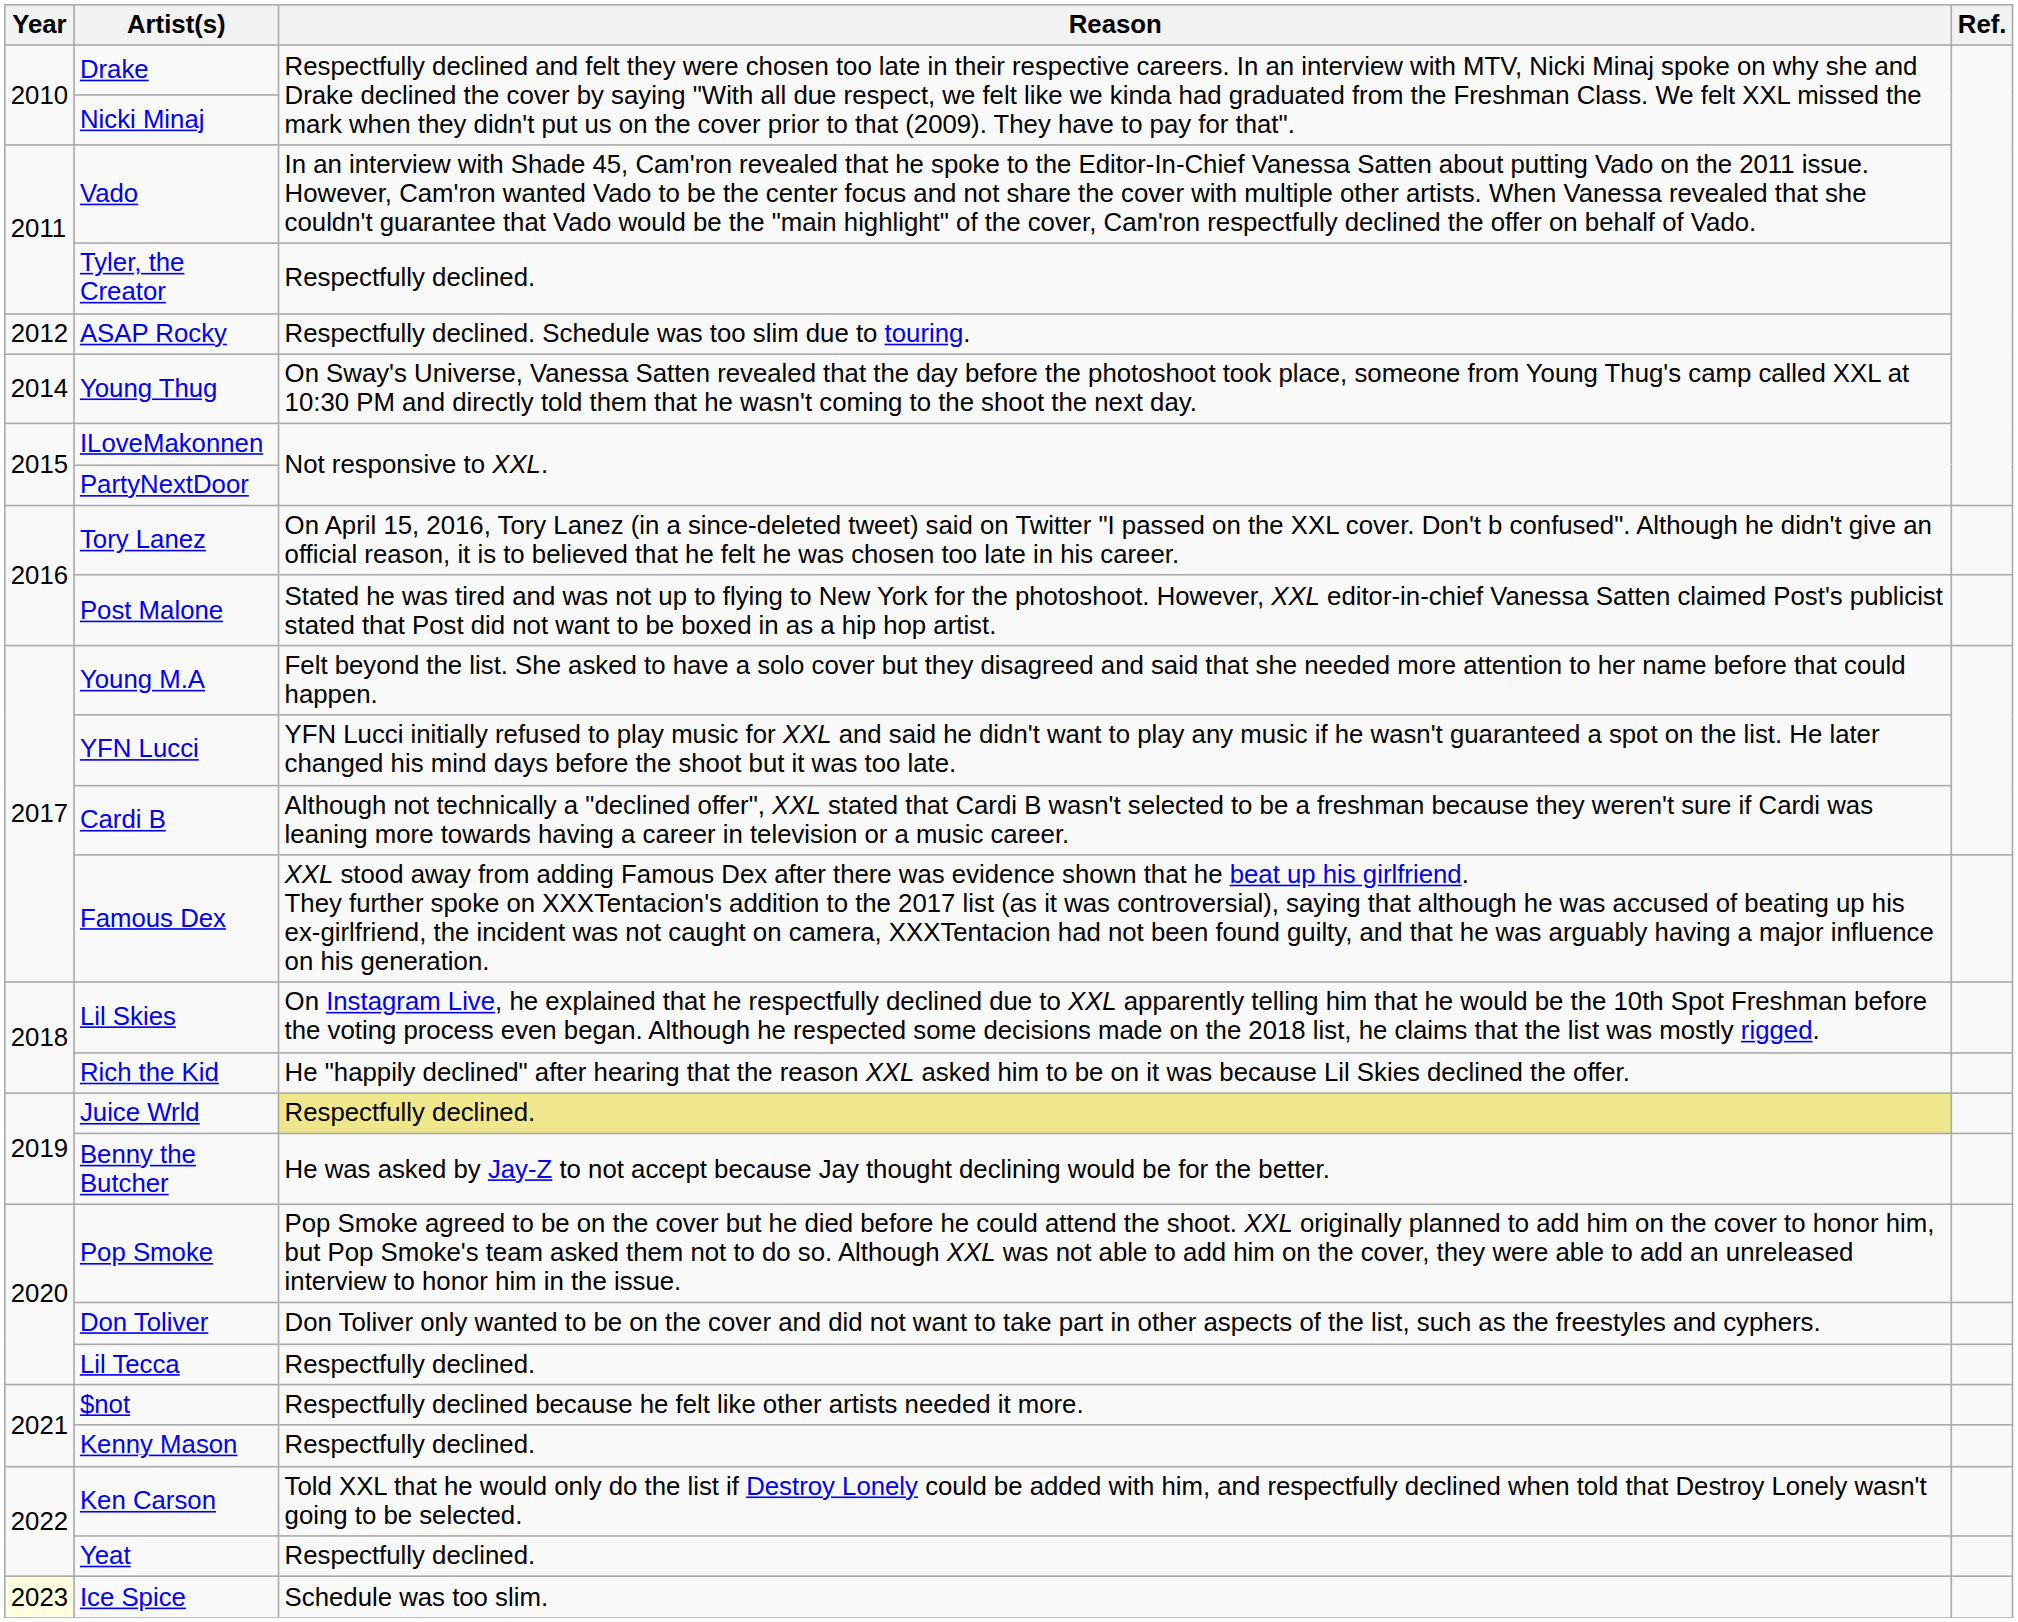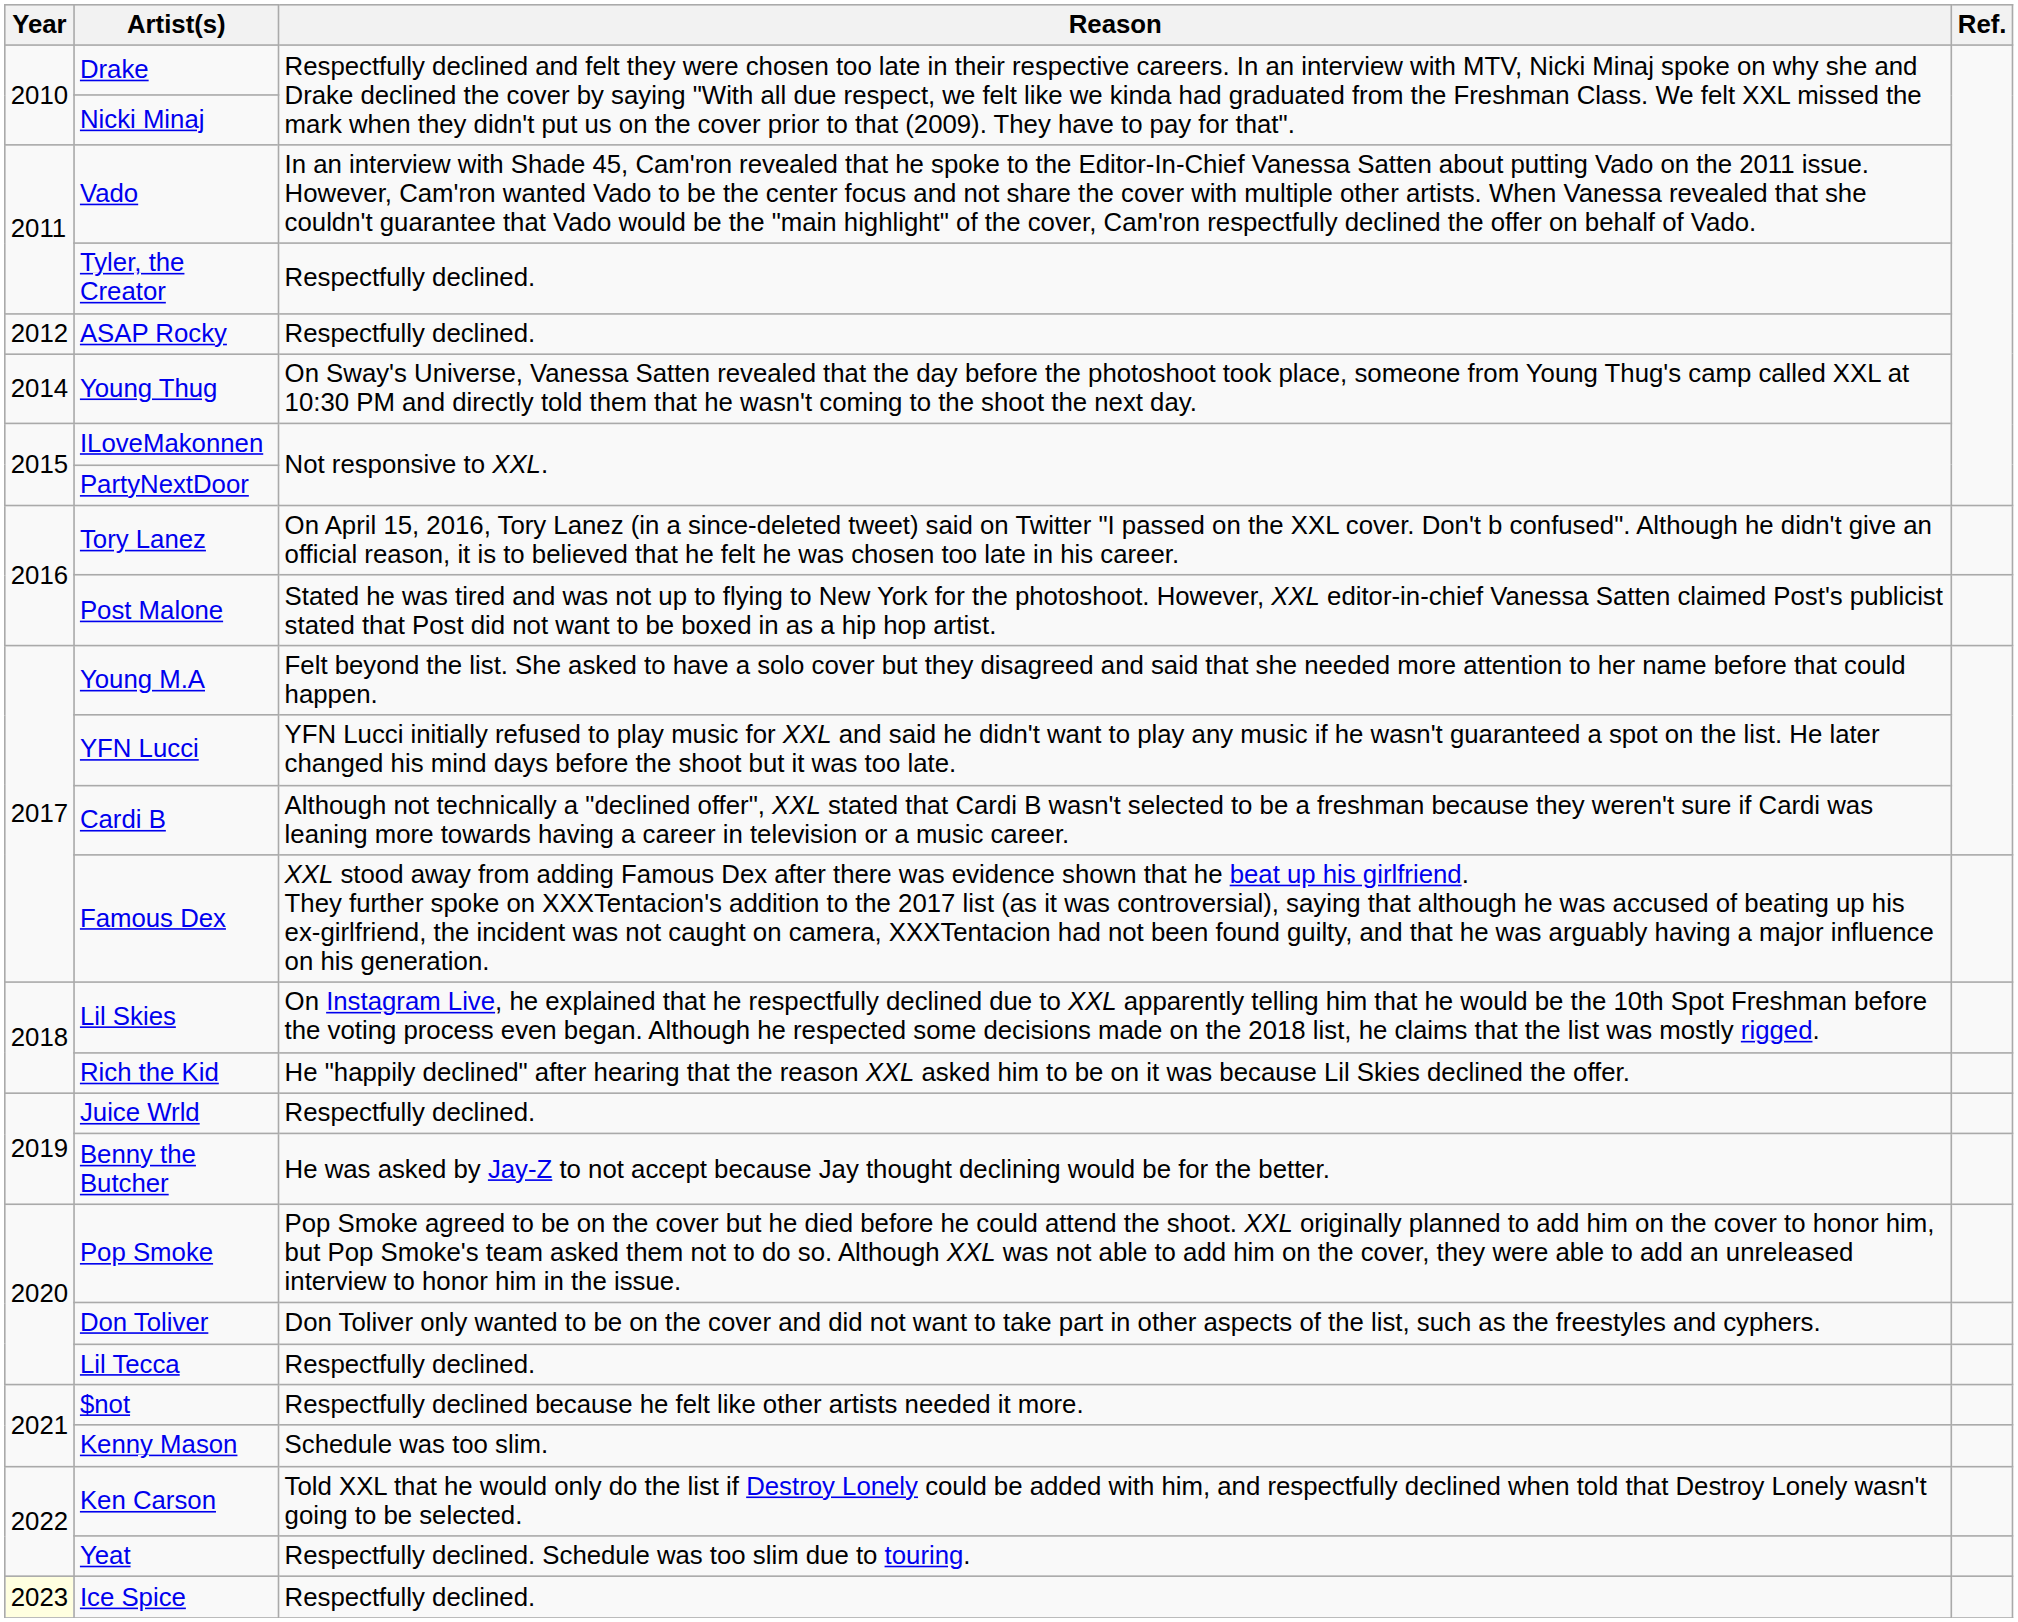(628, 333) Respectfully declined. Schedule was too slim due to touring. -> (410, 333) Respectfully declined.
(410, 1113) khaki background -> (410, 1113) no background
(410, 1445) Respectfully declined. -> (416, 1445) Schedule was too slim.
(410, 1556) Respectfully declined. -> (628, 1556) Respectfully declined. Schedule was too slim due to touring.
(416, 1596) Schedule was too slim. -> (410, 1596) Respectfully declined.
